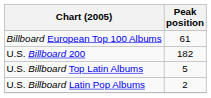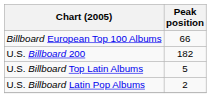(185, 38) 61 -> (185, 38) 66
